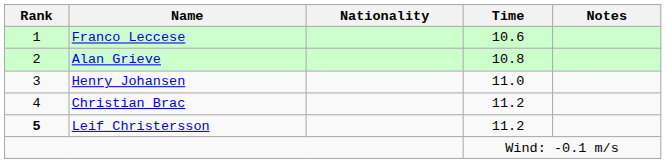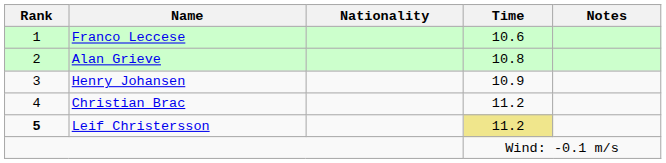(508, 82) 11.0 -> (508, 82) 10.9
(508, 126) no background -> (508, 126) khaki background
